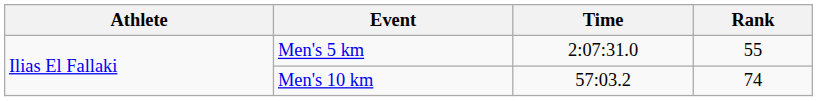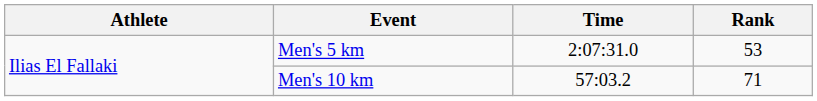(753, 50) 55 -> (753, 50) 53
(753, 80) 74 -> (753, 80) 71
